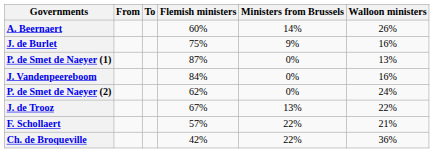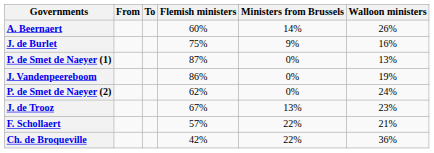(198, 76) 84% -> (198, 76) 86%
(388, 76) 16% -> (388, 76) 19%
(388, 108) 22% -> (388, 108) 23%
